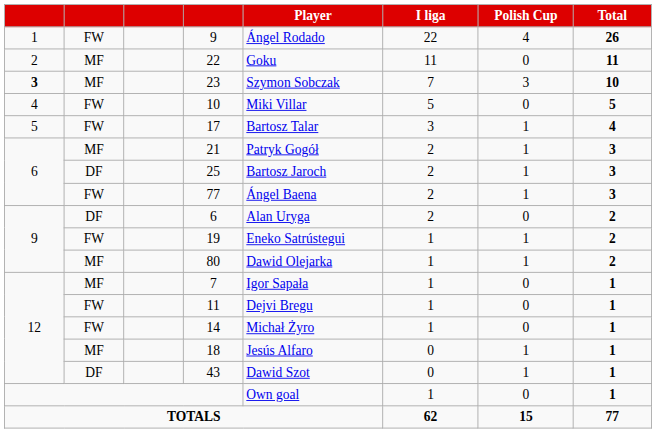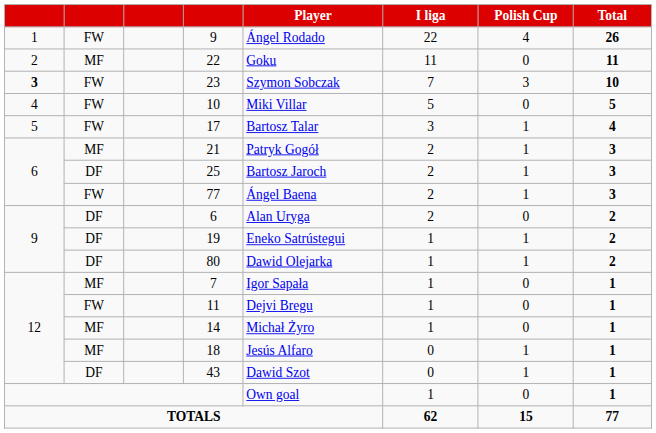(94, 82) MF -> (94, 82) FW
(94, 238) FW -> (94, 238) DF
(94, 261) MF -> (94, 261) DF
(94, 328) FW -> (94, 328) MF
